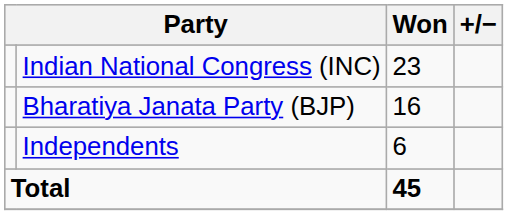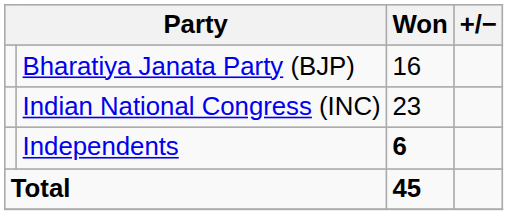rows swapped: (202, 65) <-> (189, 106)
(400, 147) normal -> (400, 147) bold
